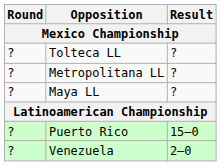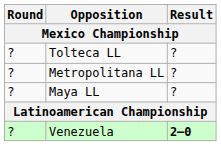- row: (89, 131)
(181, 151) normal -> (181, 131) bold
